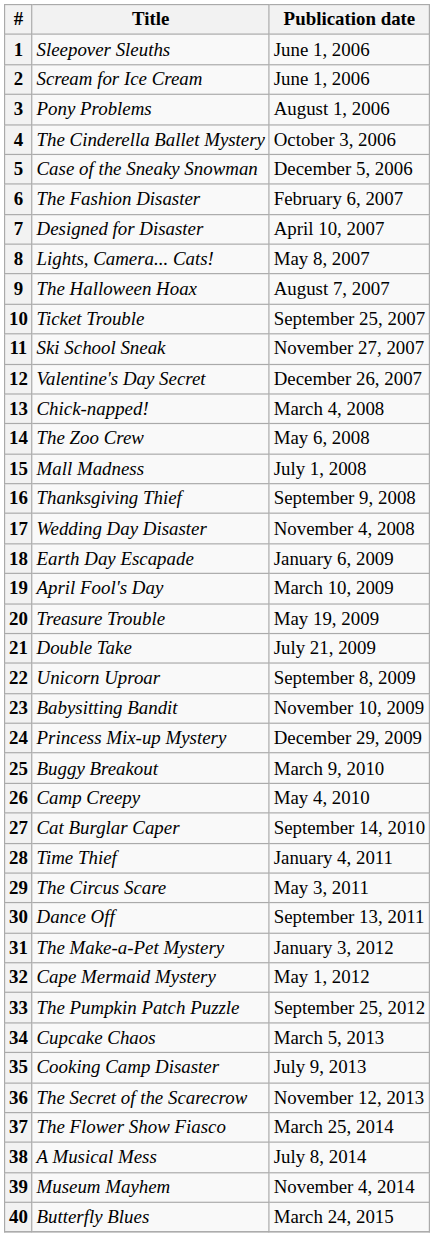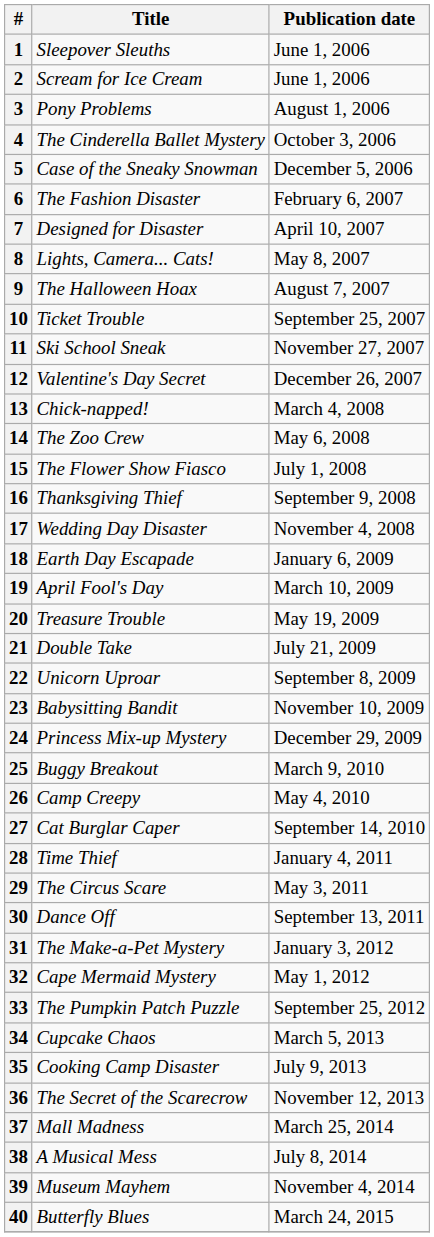(90, 468) Mall Madness -> (131, 468) The Flower Show Fiasco
(131, 1127) The Flower Show Fiasco -> (90, 1127) Mall Madness
